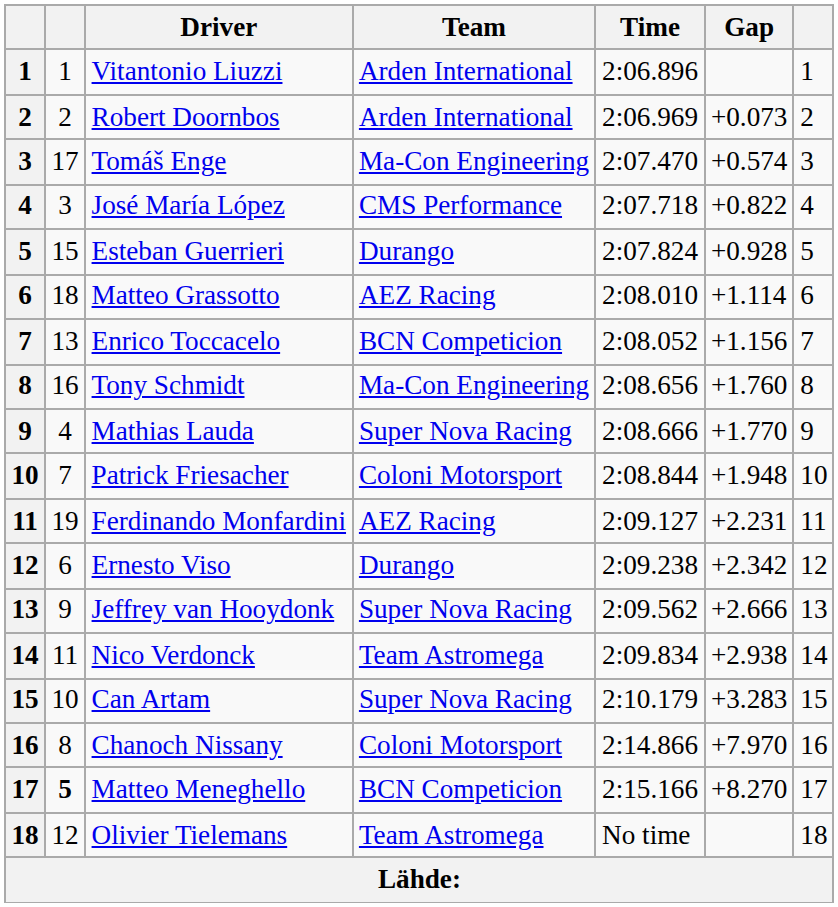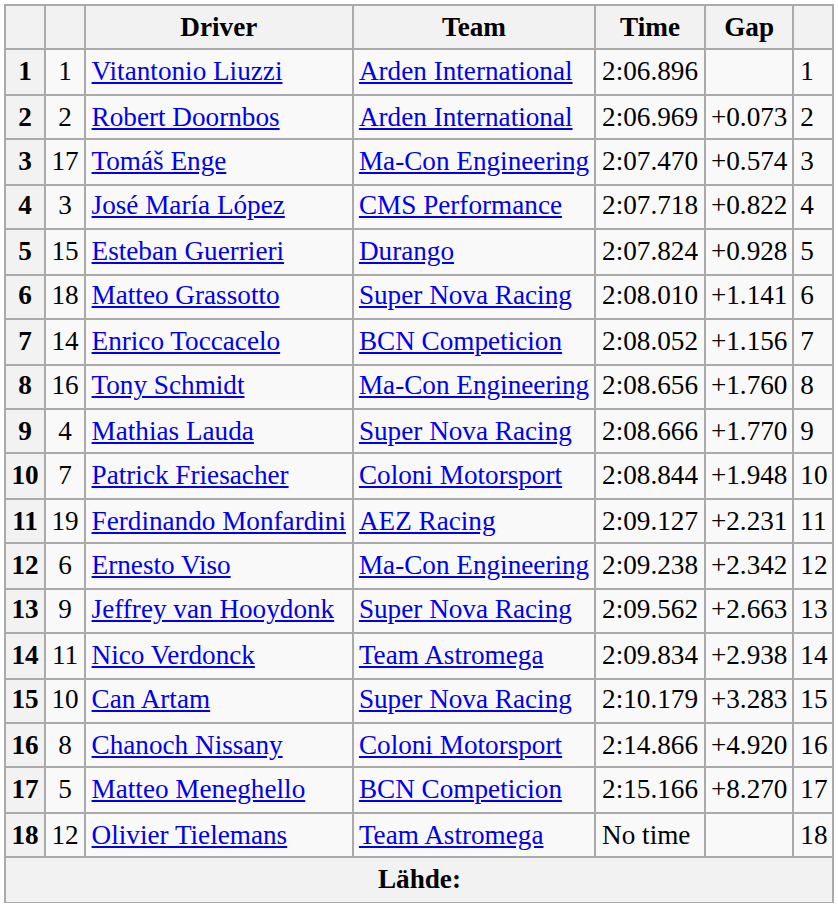(427, 295) AEZ Racing -> (465, 295) Super Nova Racing
(749, 295) +1.114 -> (749, 295) +1.141
(65, 340) 13 -> (65, 340) 14
(406, 565) Durango -> (474, 565) Ma-Con Engineering
(749, 609) +2.666 -> (749, 609) +2.663
(749, 744) +7.970 -> (749, 744) +4.920
(65, 789) bold -> (65, 789) normal
